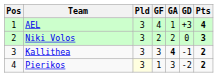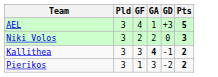- column: (14, 11)
(203, 25) 4 -> (184, 25) 5
(142, 65) lightyellow background -> (123, 65) no background
